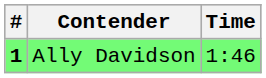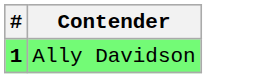- column: (231, 22)
